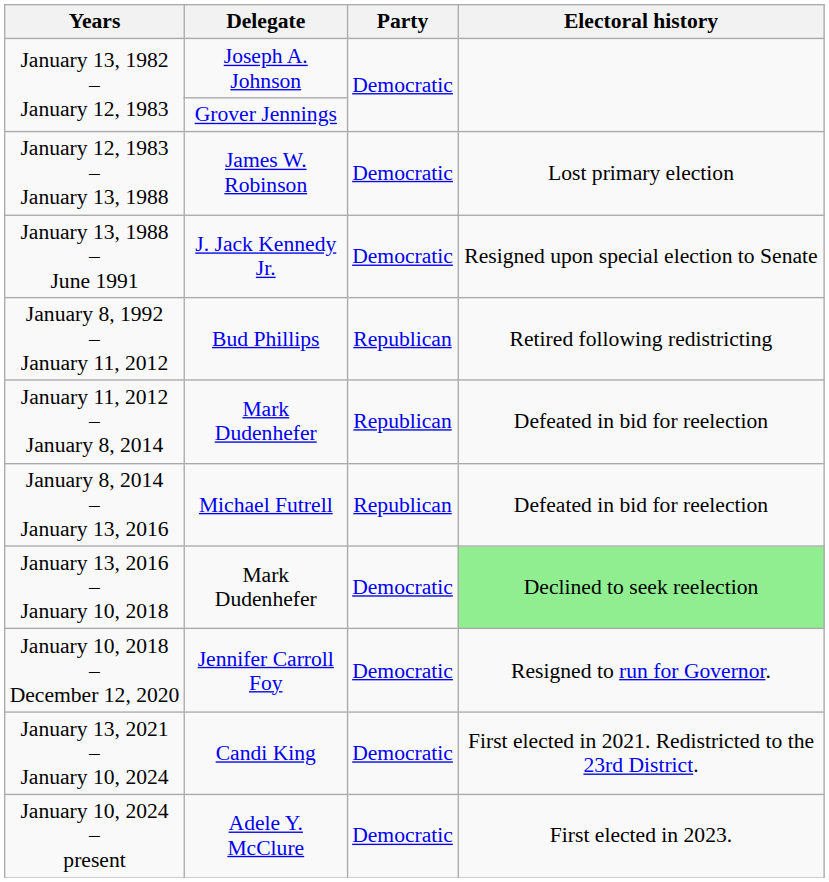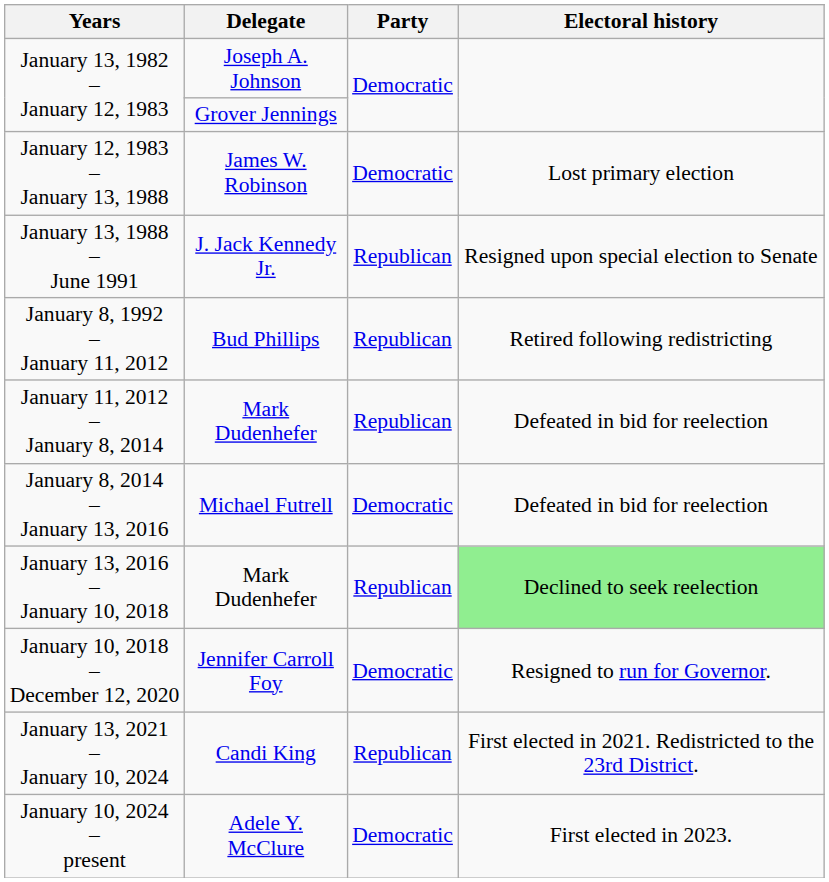(403, 255) Democratic -> (403, 255) Republican
(403, 504) Republican -> (403, 504) Democratic
(403, 587) Democratic -> (403, 587) Republican
(403, 752) Democratic -> (403, 752) Republican
